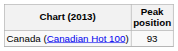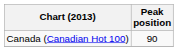(152, 38) 93 -> (152, 38) 90
